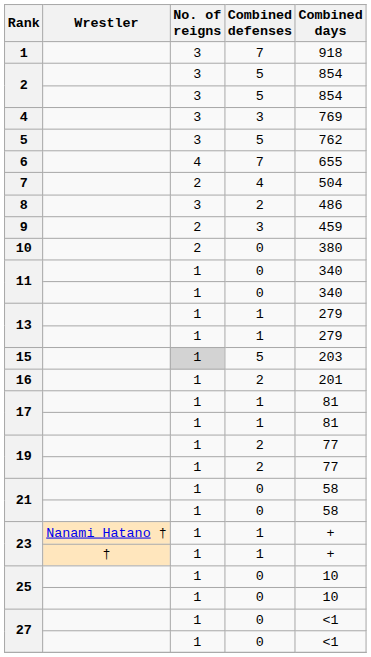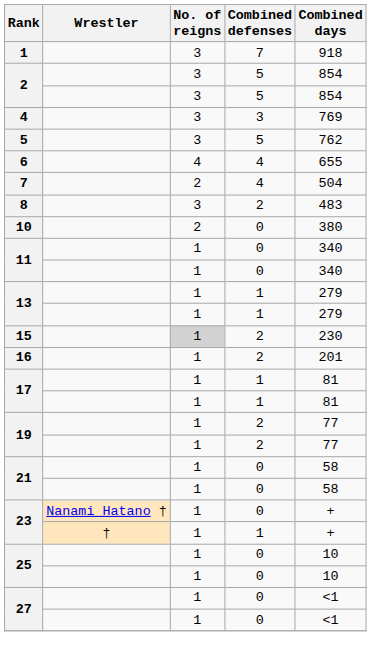(260, 162) 7 -> (260, 162) 4
(331, 205) 486 -> (331, 205) 483
- row: (24, 227)
(260, 358) 5 -> (260, 336) 2
(331, 358) 203 -> (331, 336) 230
(260, 533) 1 -> (260, 511) 0
